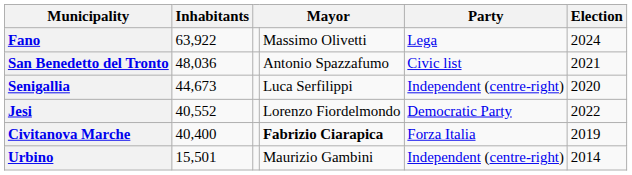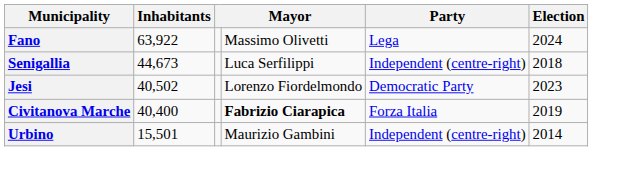- row: (88, 63)
(586, 87) 2020 -> (547, 63) 2018
(196, 110) 40,552 -> (158, 87) 40,502
(586, 110) 2022 -> (547, 87) 2023
